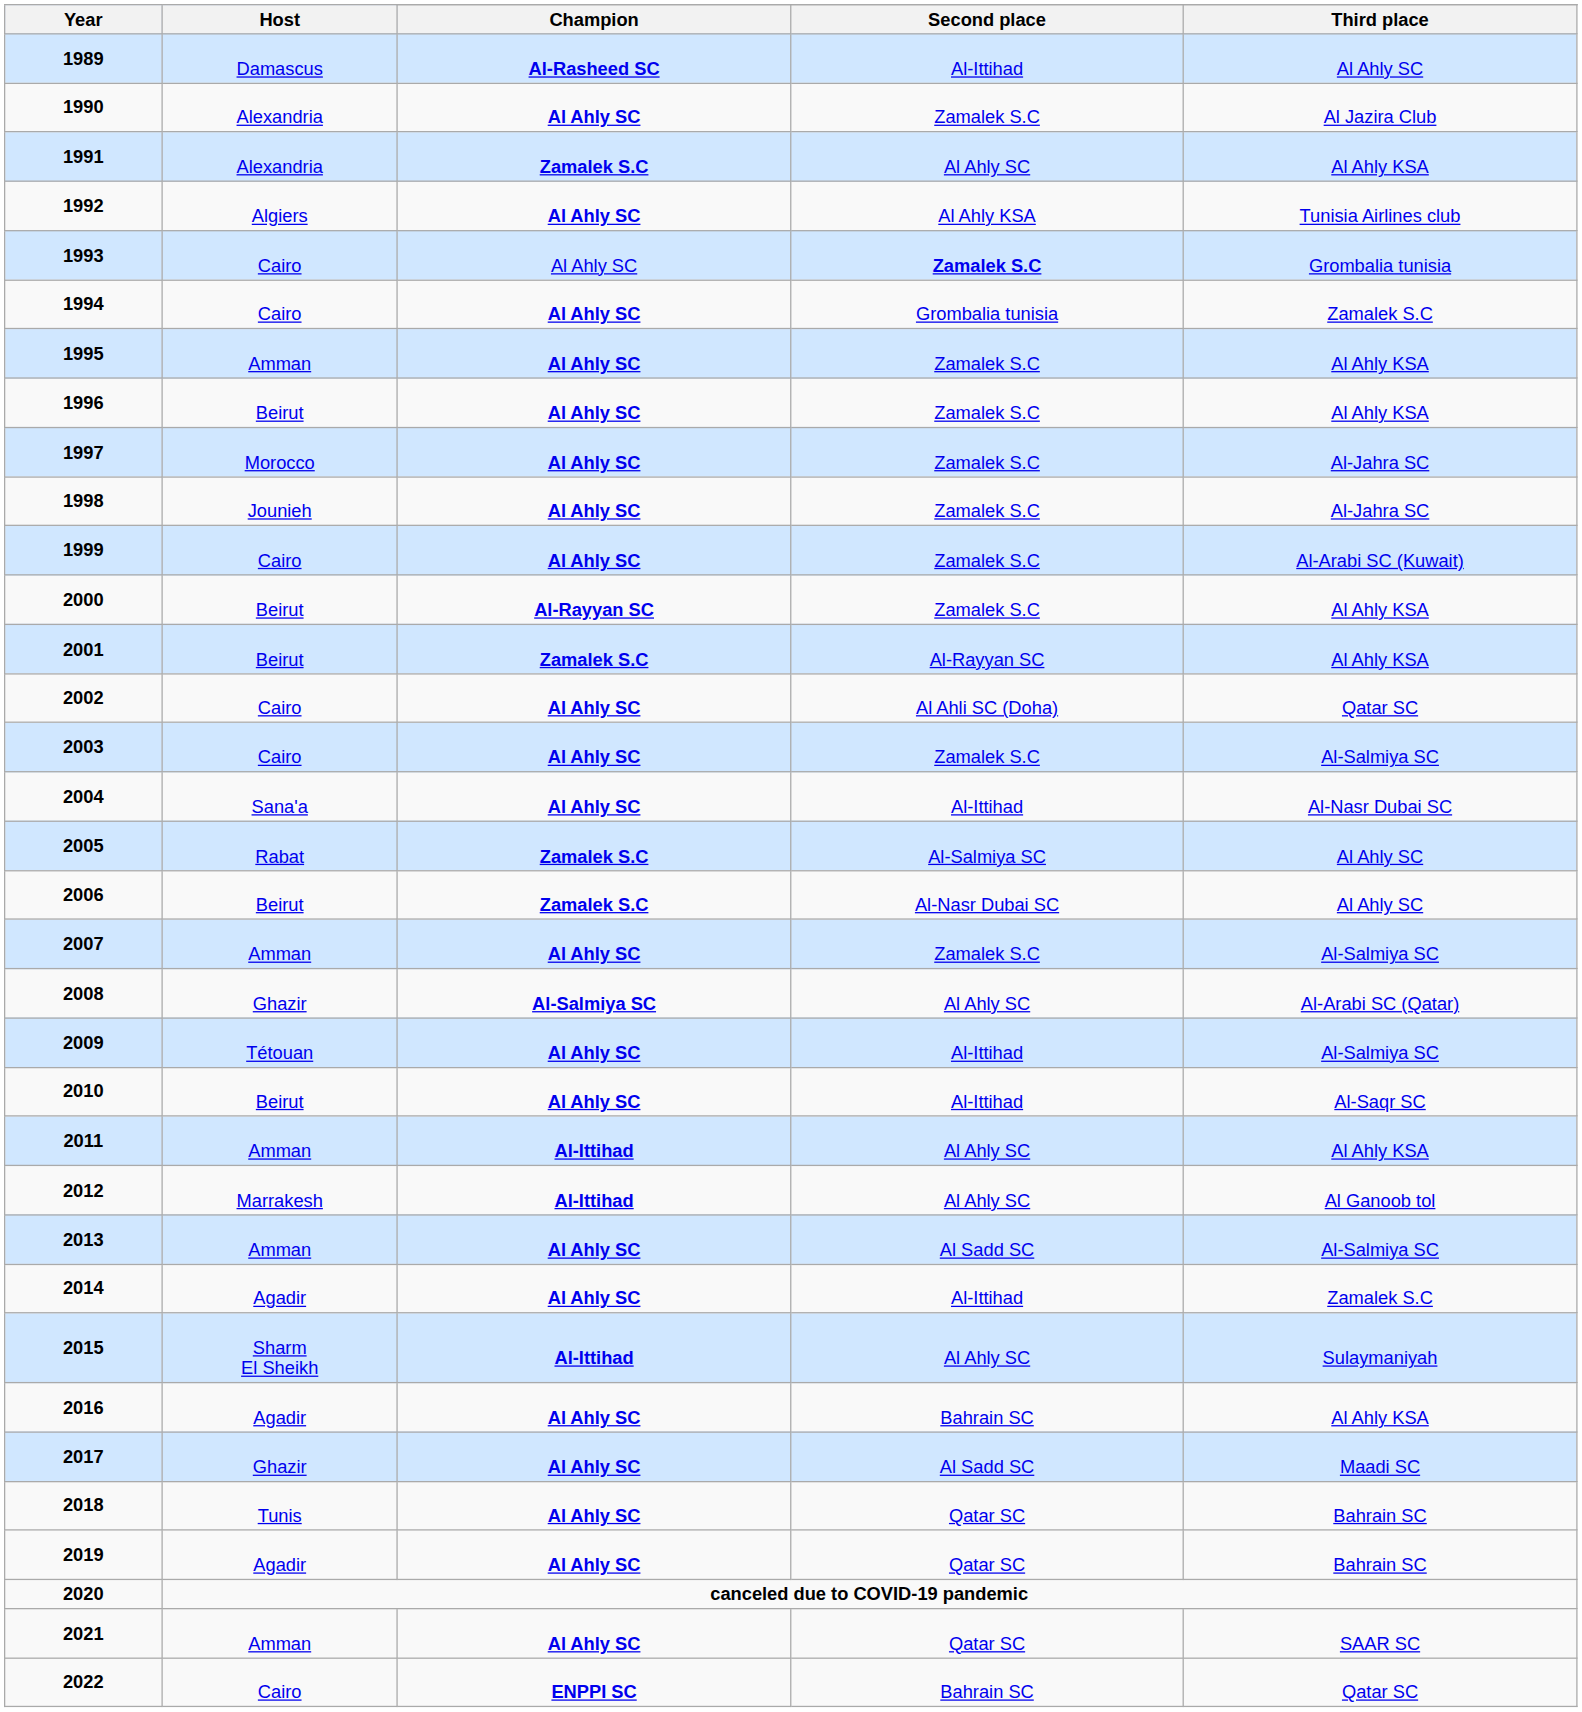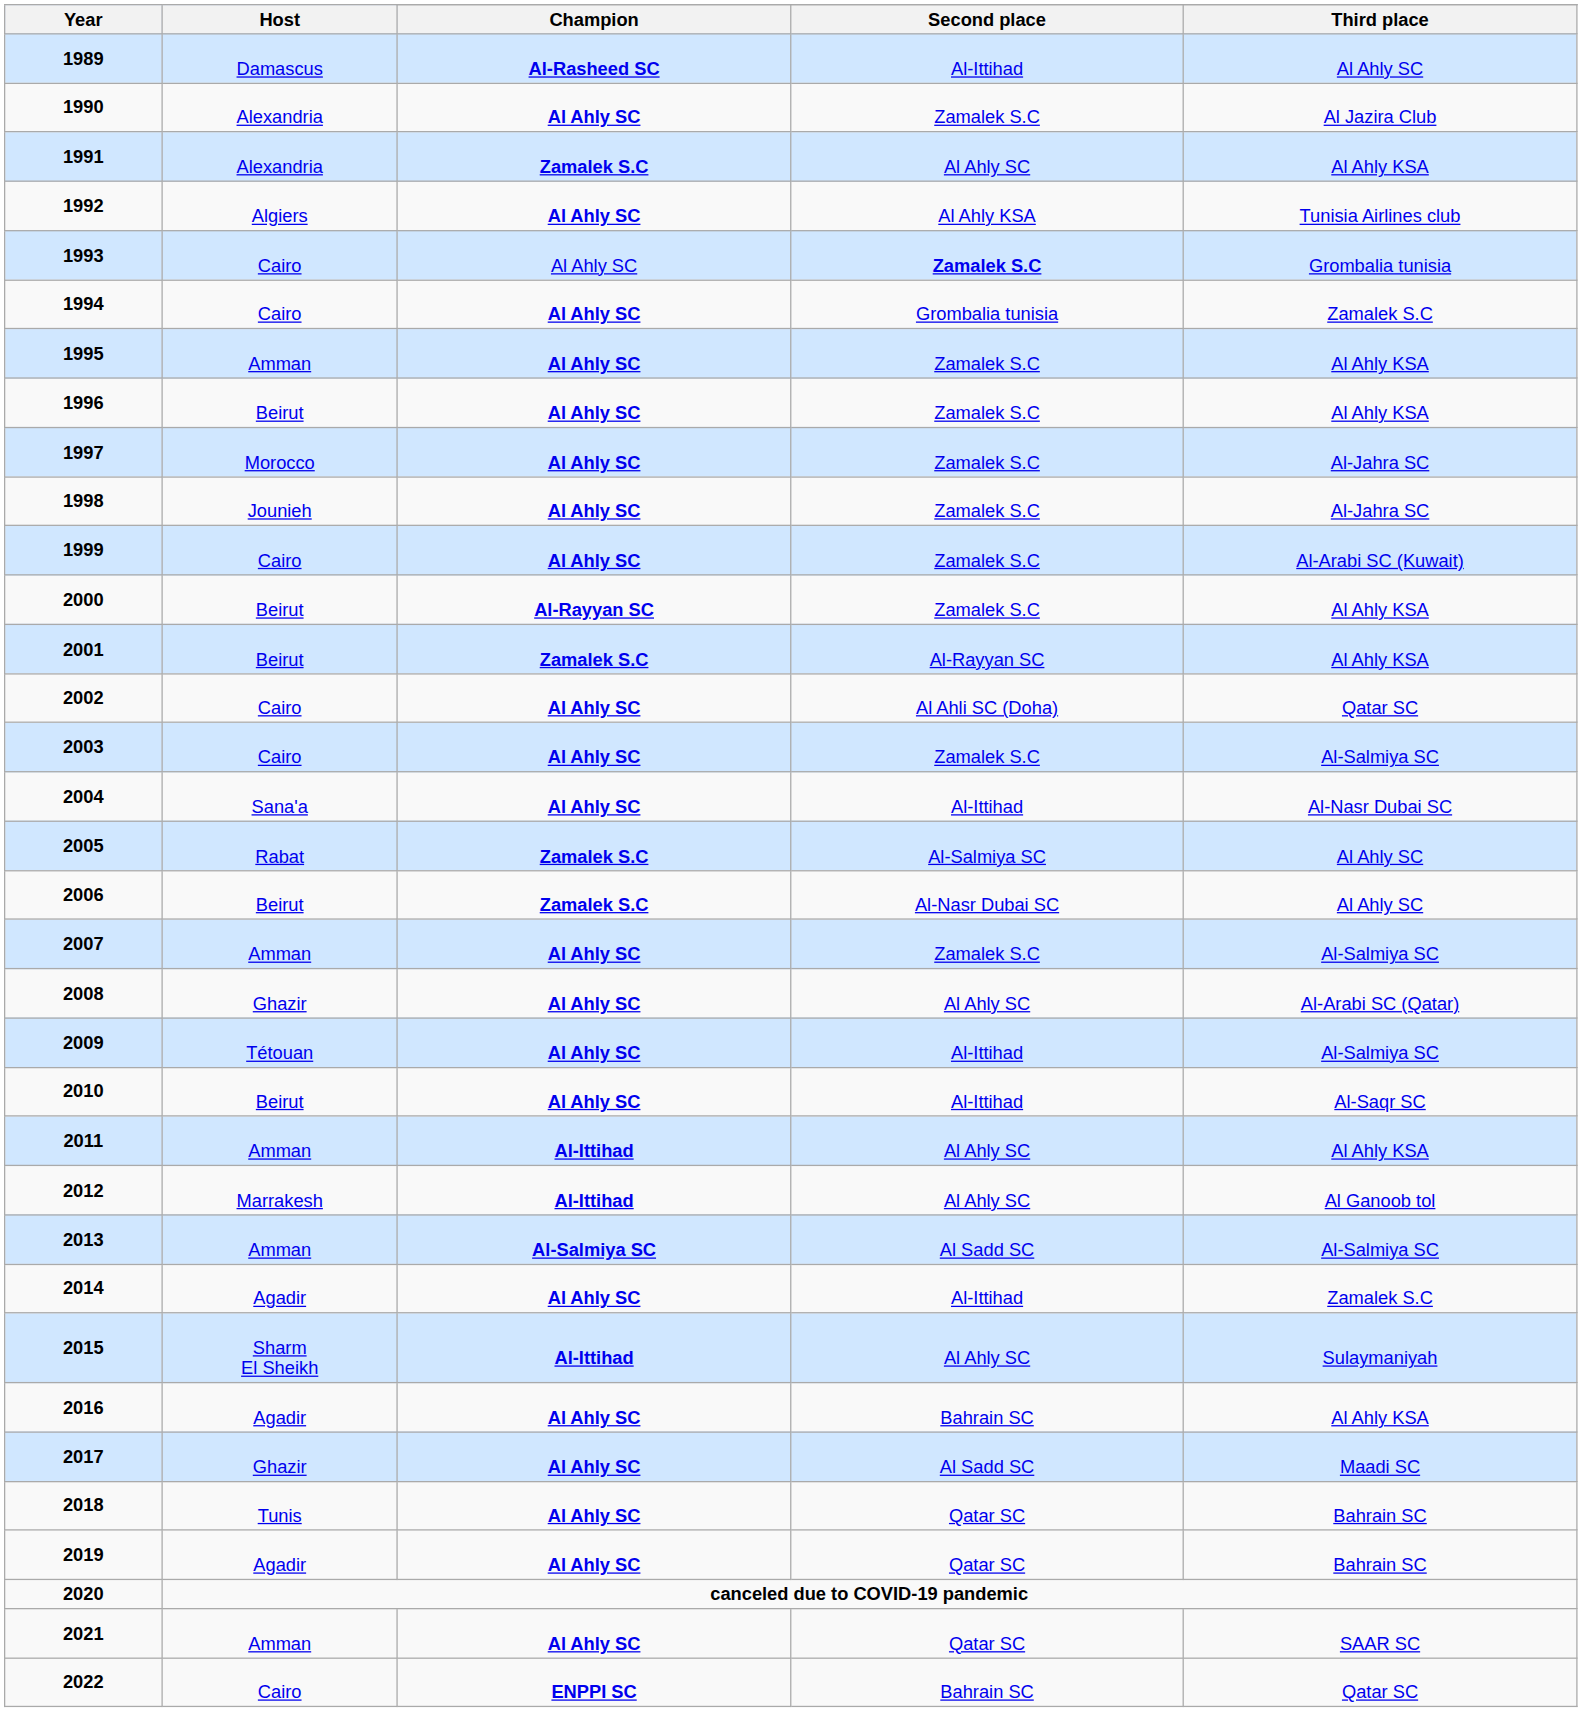(594, 1004) Al-Salmiya SC -> (594, 1004) Al Ahly SC
(594, 1250) Al Ahly SC -> (594, 1250) Al-Salmiya SC
